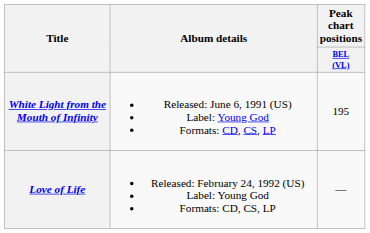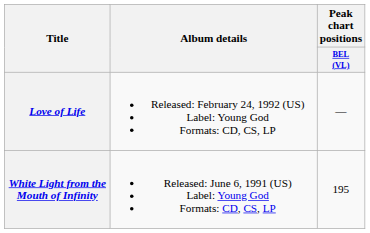rows swapped: (57, 111) <-> (57, 189)
